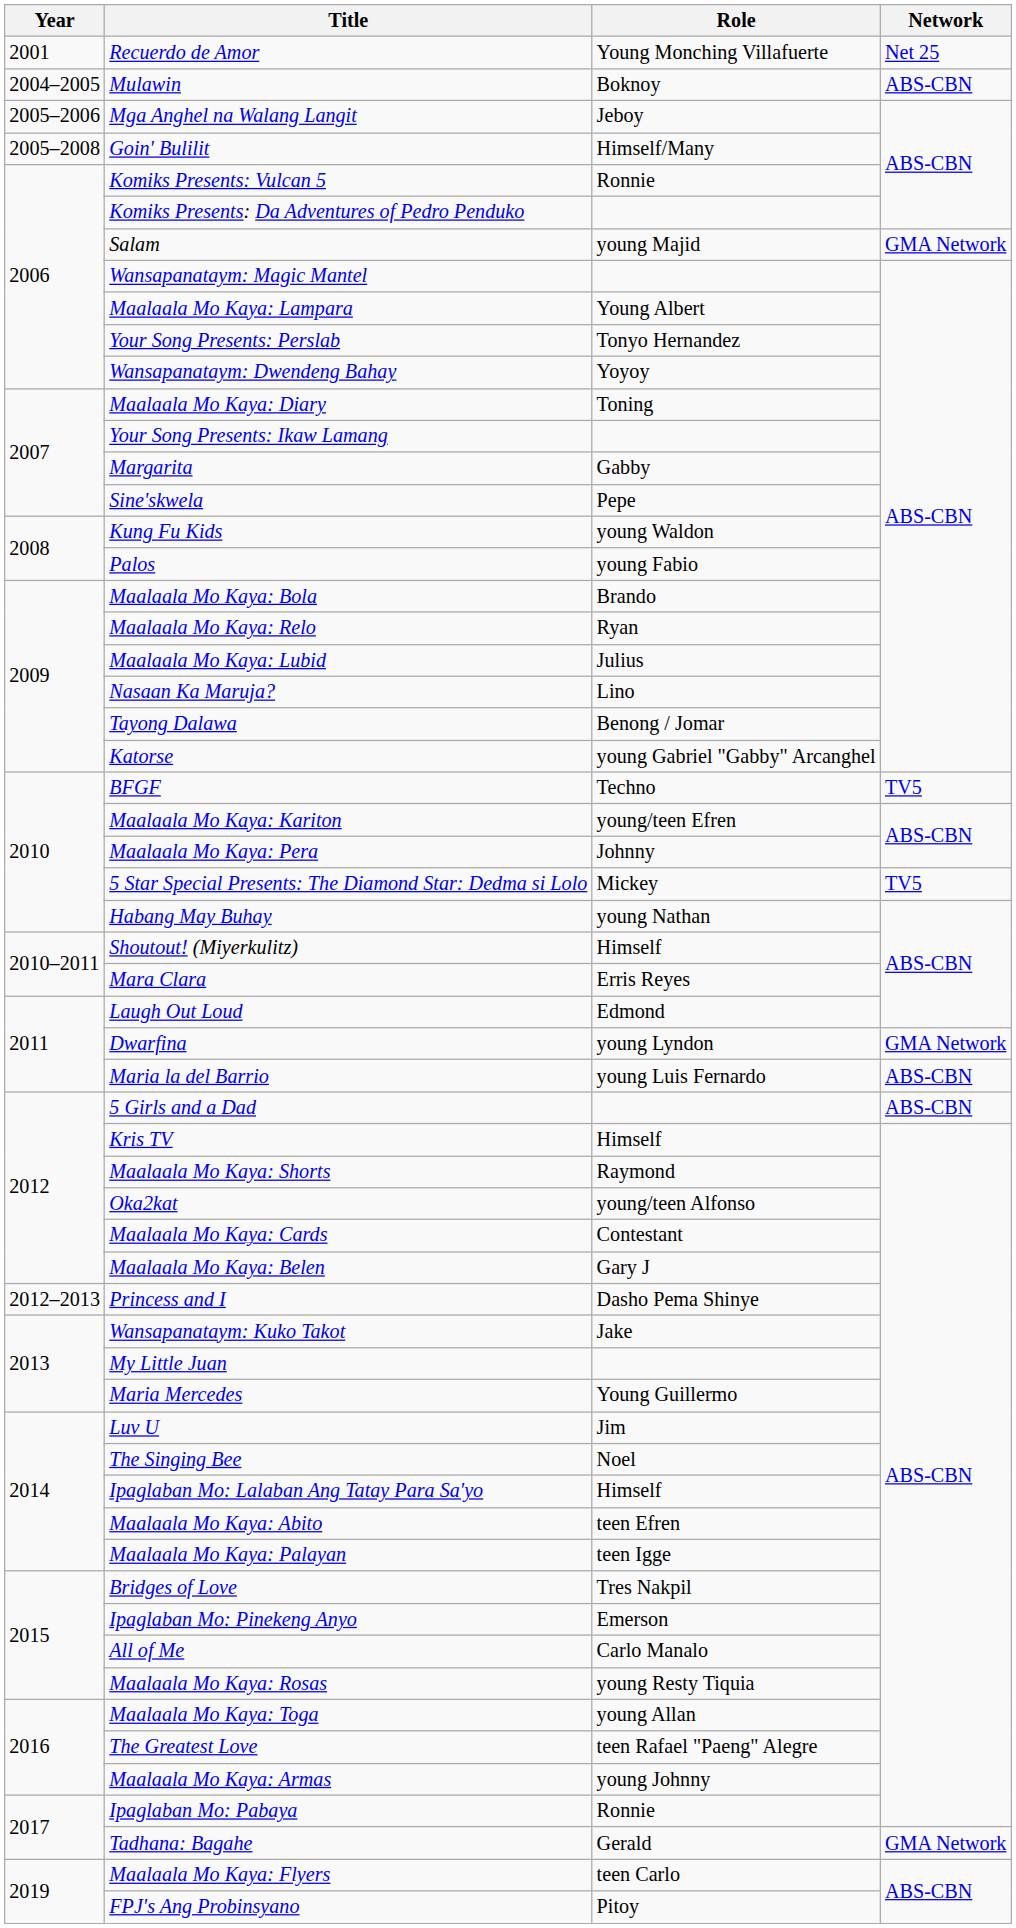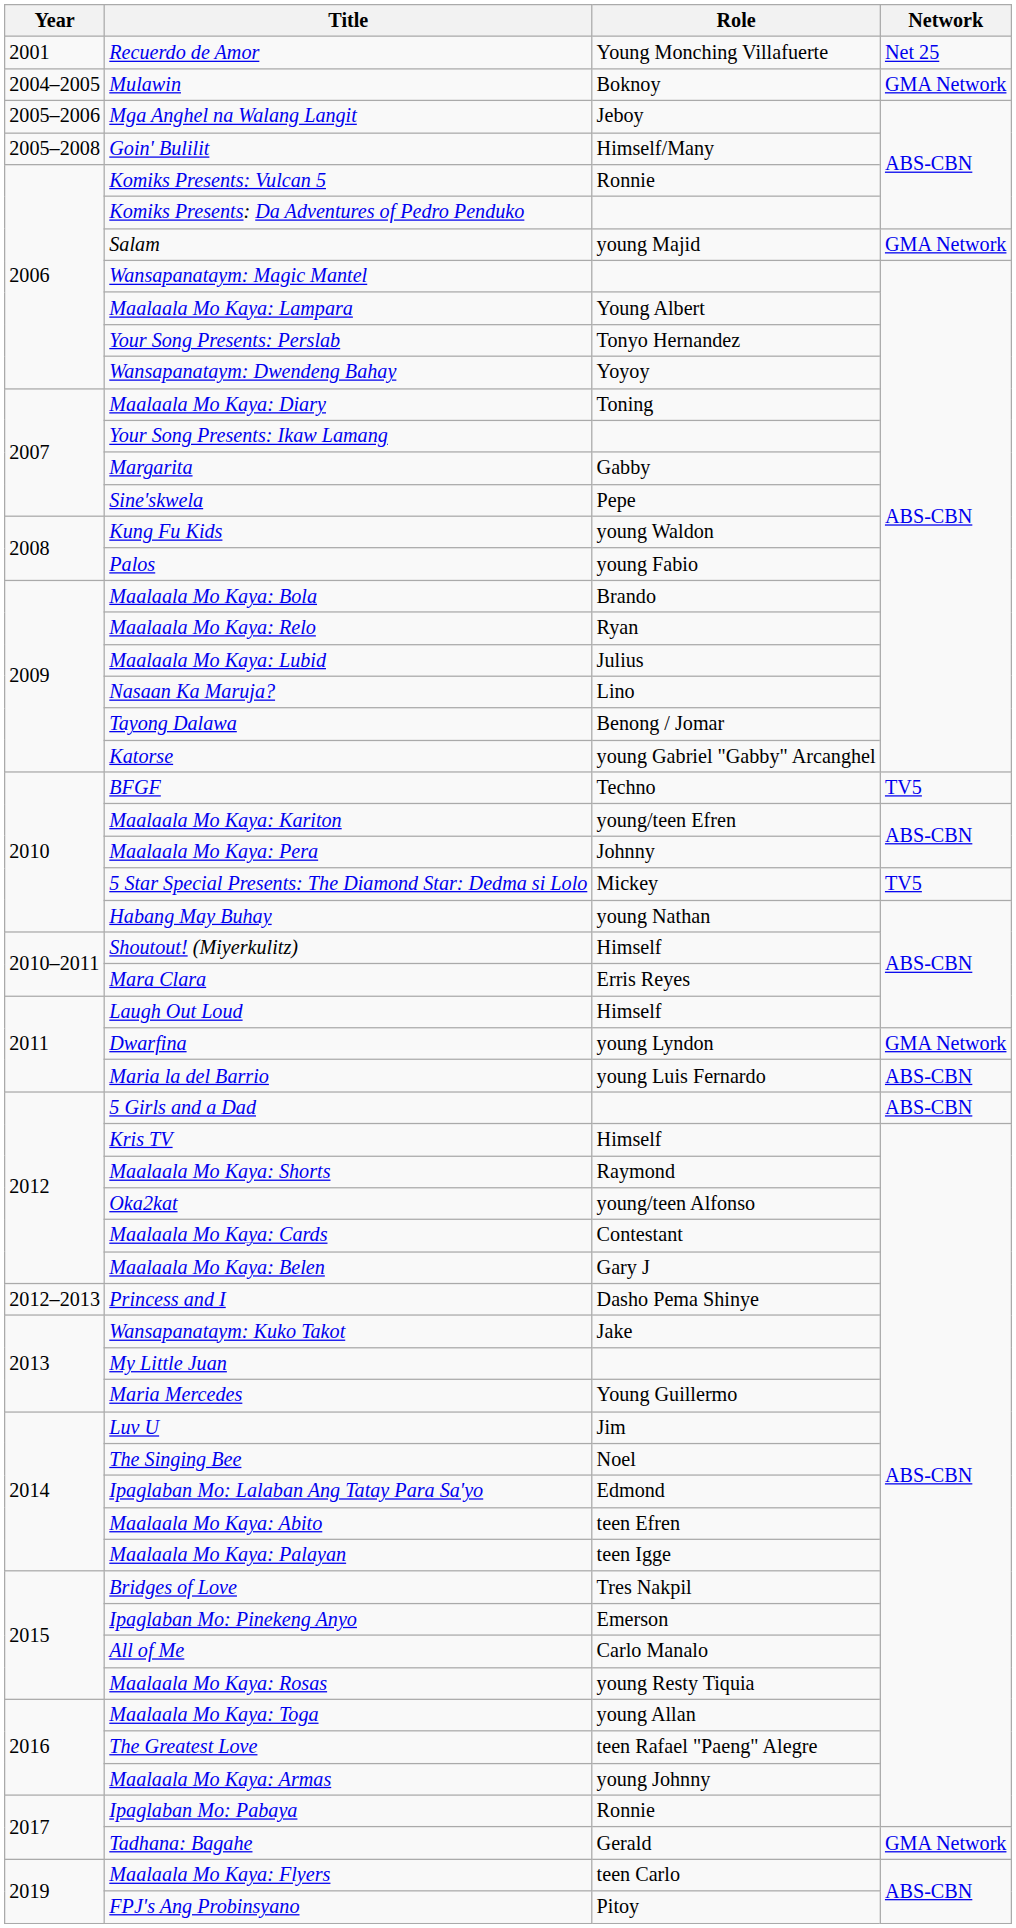(929, 84) ABS-CBN -> (946, 84) GMA Network
(631, 1011) Edmond -> (629, 1011) Himself
(629, 1491) Himself -> (631, 1491) Edmond
